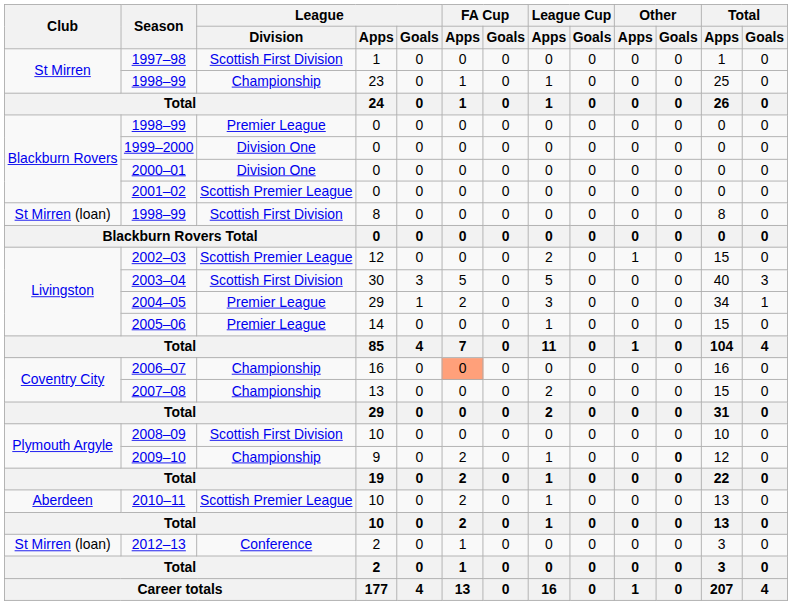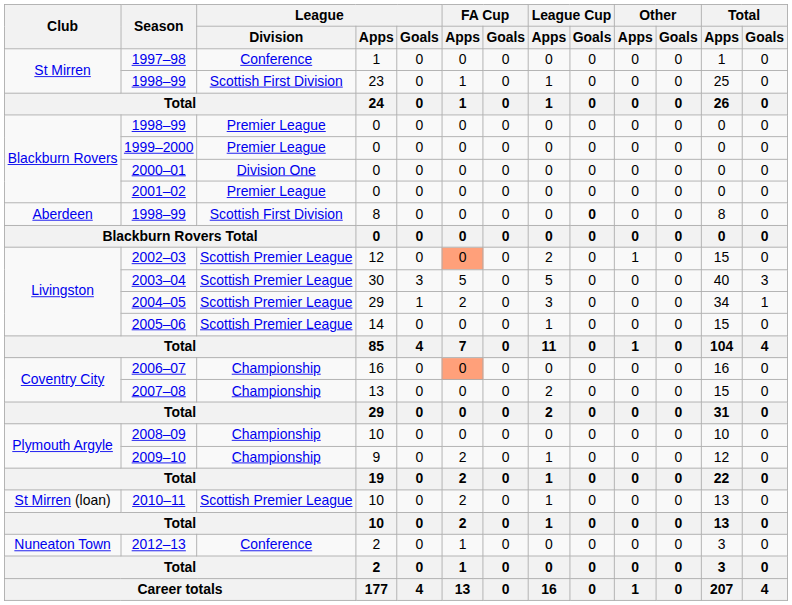(276, 59) Scottish First Division -> (276, 59) Conference
(276, 81) Championship -> (276, 81) Scottish First Division
(276, 147) Division One -> (276, 147) Premier League
(276, 192) Scottish Premier League -> (276, 192) Premier League
(63, 214) St Mirren (loan) -> (63, 214) Aberdeen
(592, 214) normal -> (592, 214) bold
(463, 258) no background -> (463, 258) lightsalmon background
(276, 280) Scottish First Division -> (276, 280) Scottish Premier League
(276, 302) Premier League -> (276, 302) Scottish Premier League
(276, 324) Premier League -> (276, 324) Scottish Premier League
(276, 434) Scottish First Division -> (276, 434) Championship
(678, 457) bold -> (678, 457) normal
(63, 501) Aberdeen -> (63, 501) St Mirren (loan)
(63, 545) St Mirren (loan) -> (63, 545) Nuneaton Town
